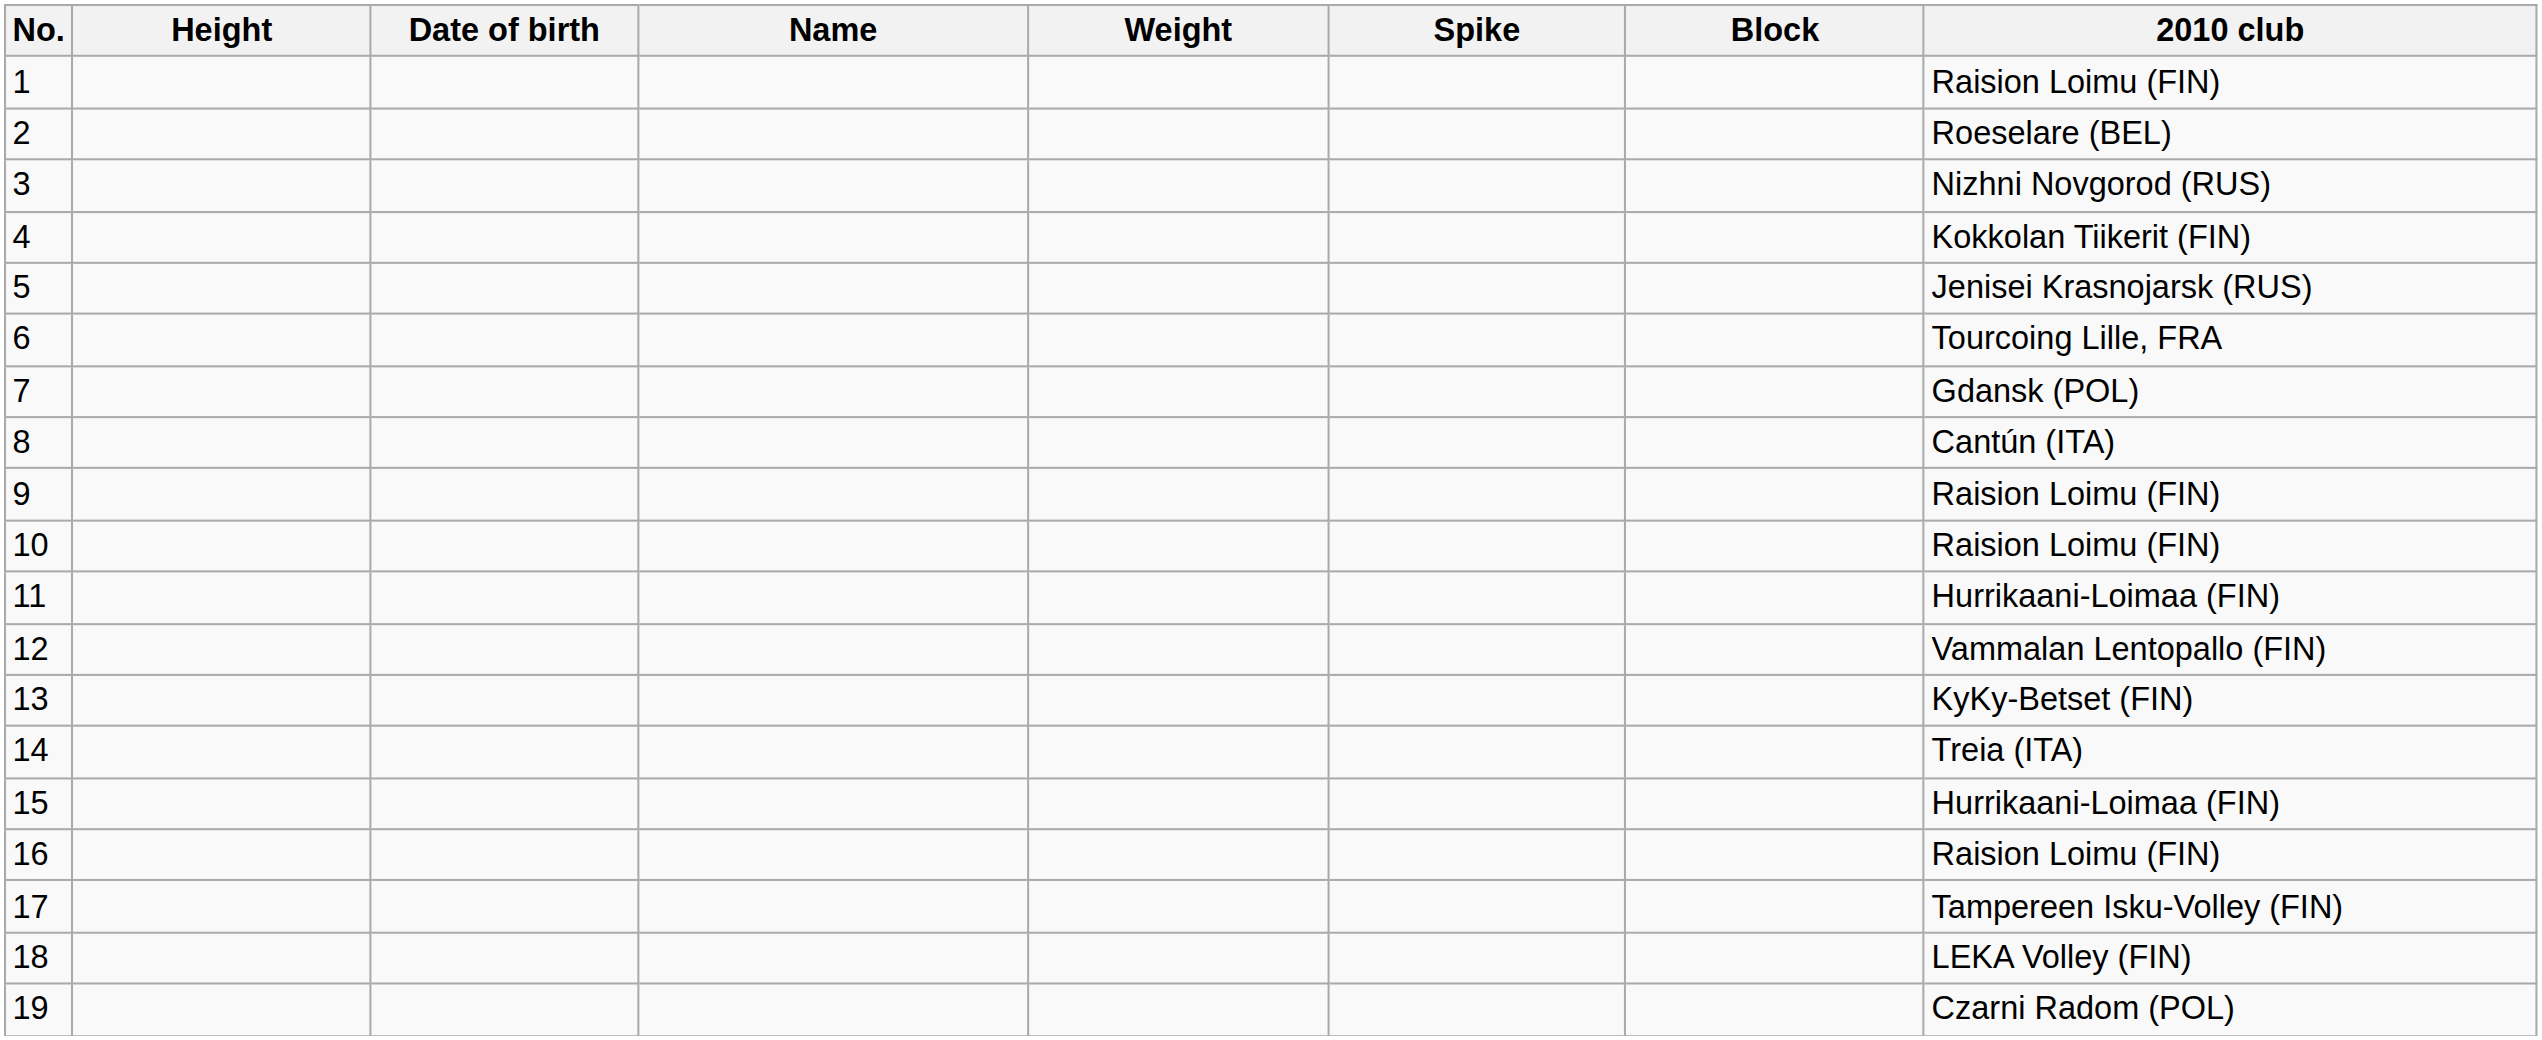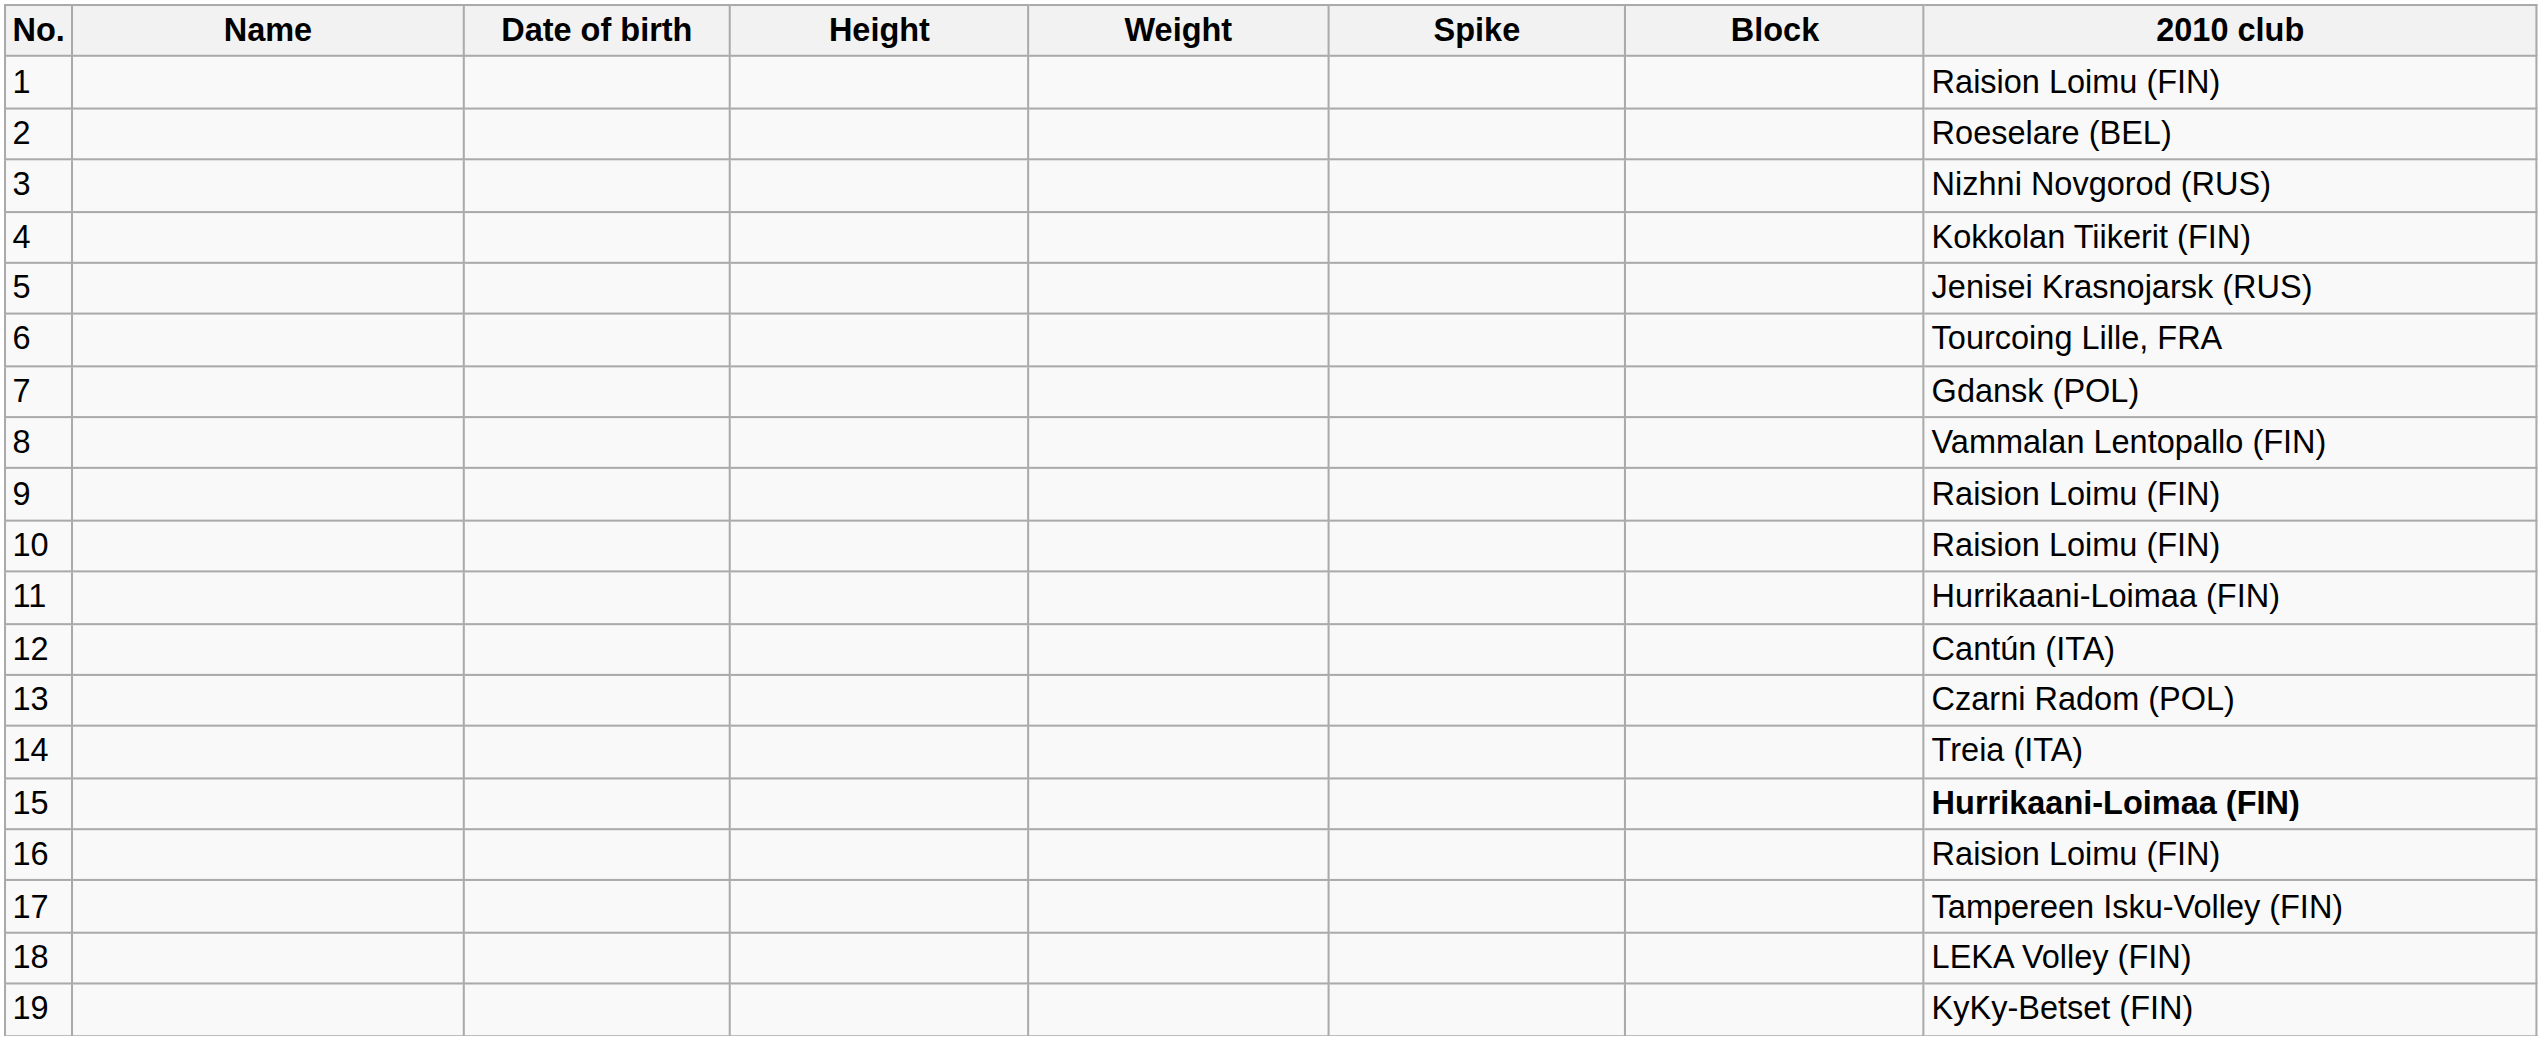columns swapped: (833, 30) <-> (222, 30)
(2023, 442) Cantún (ITA) -> (2129, 442) Vammalan Lentopallo (FIN)
(2129, 648) Vammalan Lentopallo (FIN) -> (2023, 648) Cantún (ITA)
(2062, 699) KyKy-Betset (FIN) -> (2083, 699) Czarni Radom (POL)
(2106, 802) normal -> (2116, 802) bold
(2083, 1008) Czarni Radom (POL) -> (2062, 1008) KyKy-Betset (FIN)
